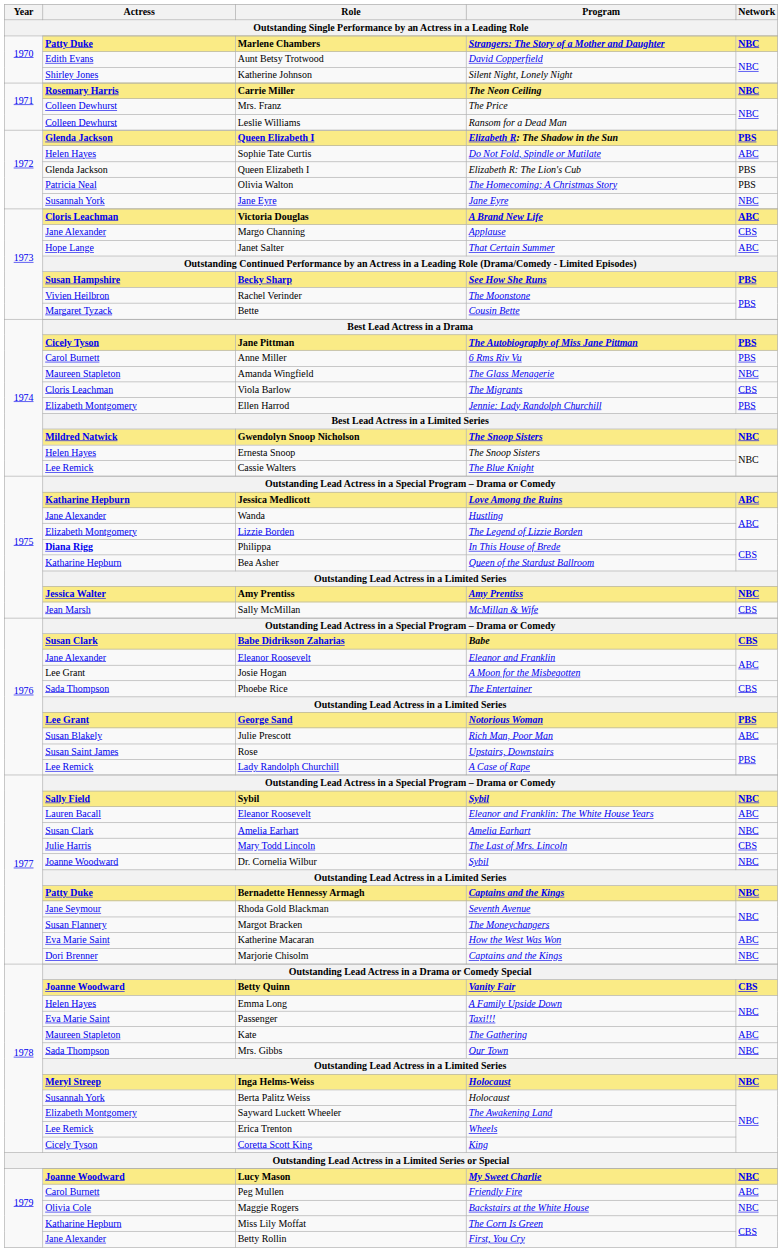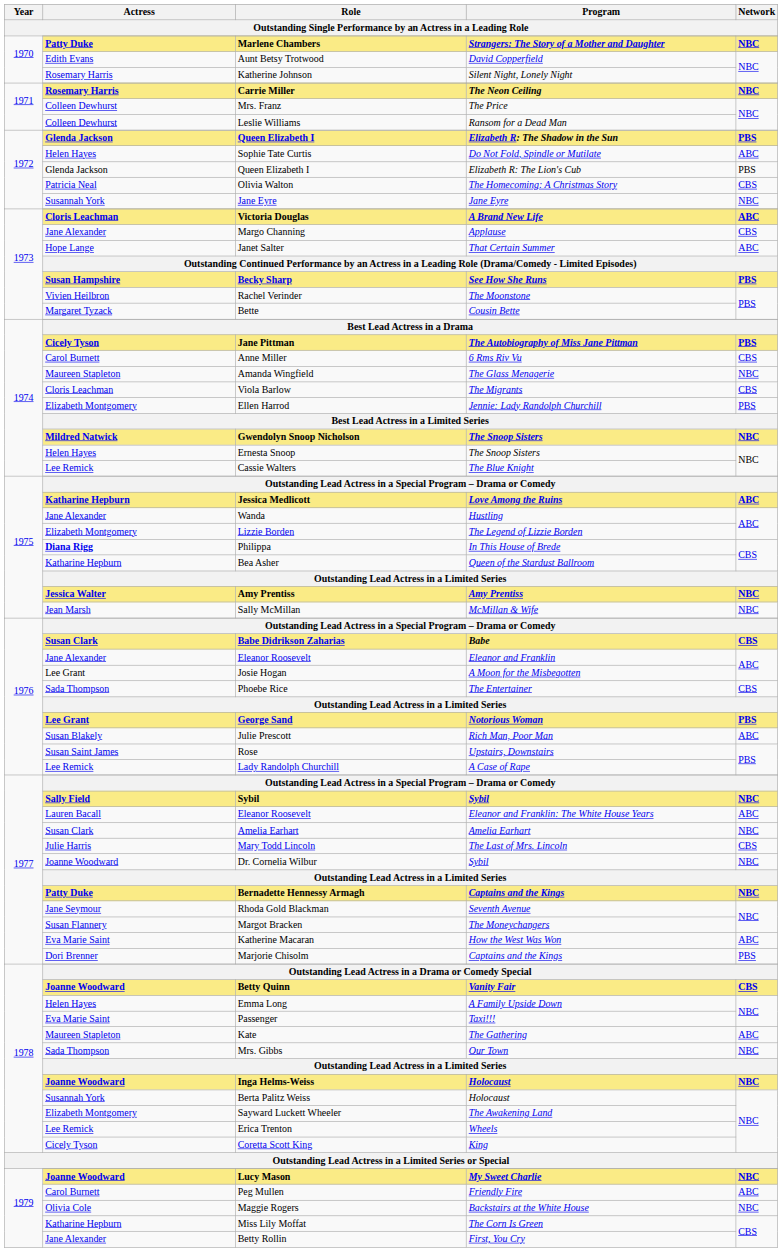(72, 75) Shirley Jones -> (79, 75) Rosemary Harris
(747, 185) PBS -> (748, 185) CBS
(747, 358) PBS -> (748, 358) CBS
(748, 610) CBS -> (748, 610) NBC
(748, 956) NBC -> (747, 956) PBS
(73, 1082) Meryl Streep -> (85, 1082) Joanne Woodward
